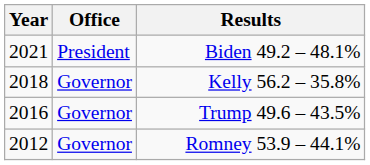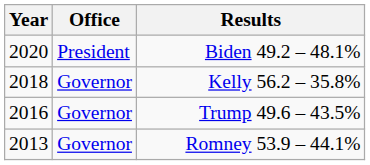(29, 50) 2021 -> (29, 50) 2020
(29, 143) 2012 -> (29, 143) 2013
